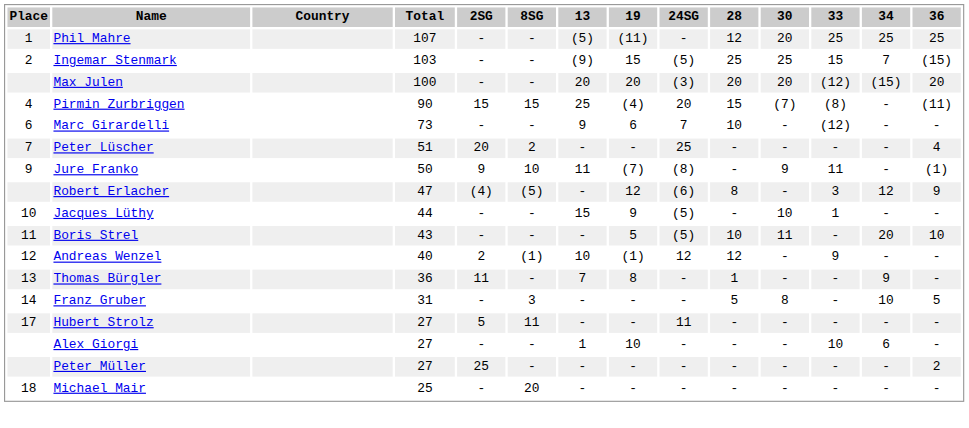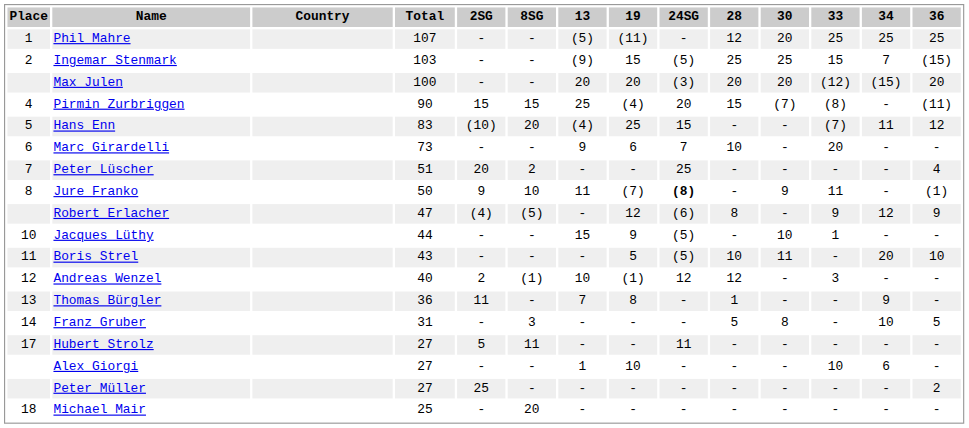+ row: (84, 126)
(835, 126) (12) -> (835, 148) 20
(29, 170) 9 -> (29, 191) 8
(684, 170) normal -> (684, 191) bold
(835, 191) 3 -> (835, 213) 9
(835, 257) 9 -> (835, 279) 3
